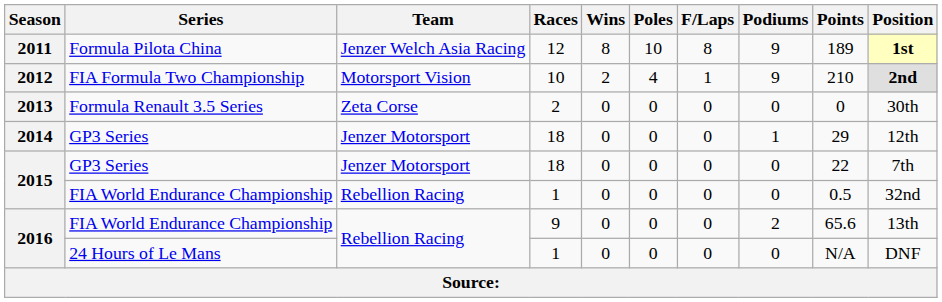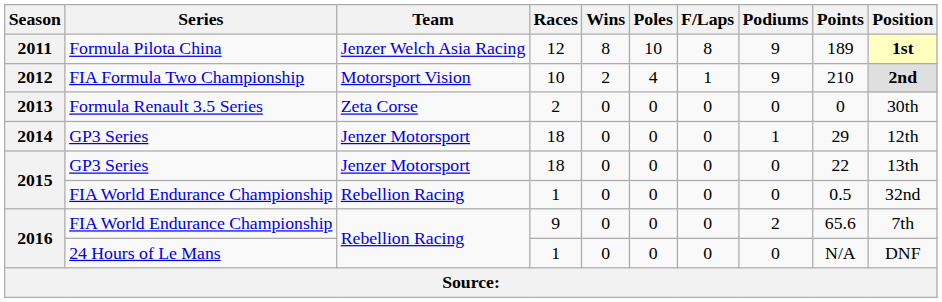(903, 165) 7th -> (903, 165) 13th
(903, 223) 13th -> (903, 223) 7th
